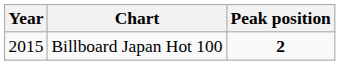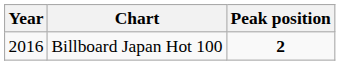(26, 45) 2015 -> (26, 45) 2016
